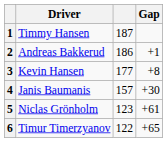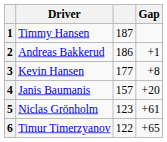(151, 90) +30 -> (151, 90) +20
